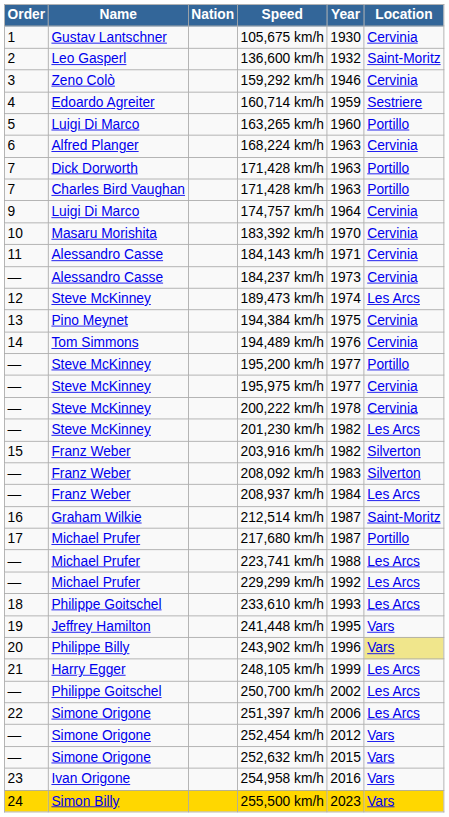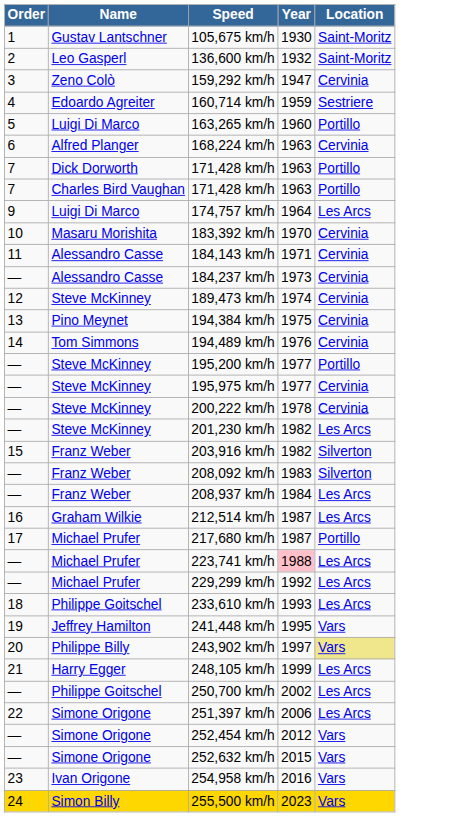- column: (213, 15)
(392, 37) Cervinia -> (355, 37) Saint-Moritz
(346, 80) 1946 -> (296, 80) 1947
(392, 211) Cervinia -> (344, 211) Les Arcs
(394, 299) Les Arcs -> (343, 299) Cervinia
(404, 517) Saint-Moritz -> (344, 517) Les Arcs
(346, 560) no background -> (296, 560) pink background
(346, 648) 1996 -> (296, 648) 1997
